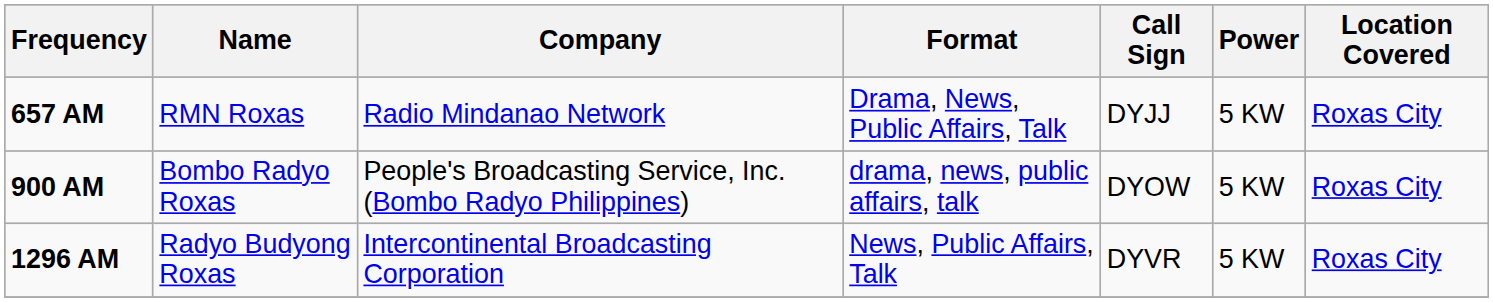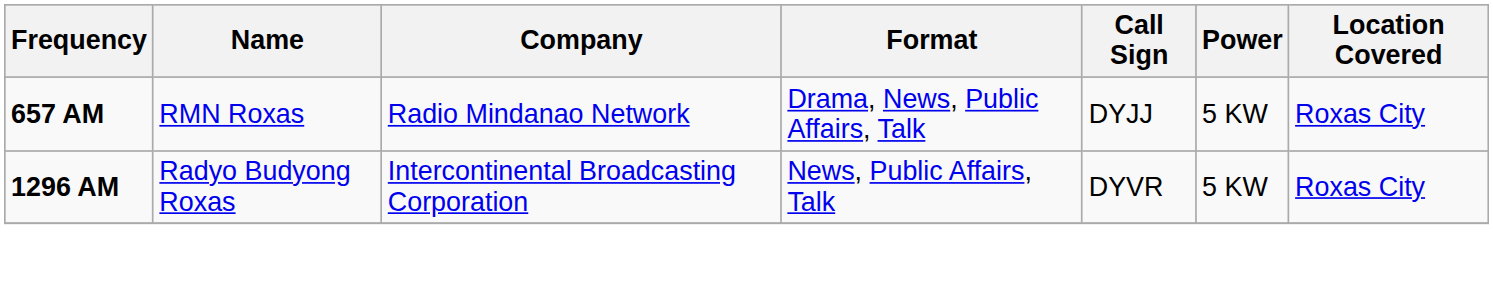- row: (58, 186)
